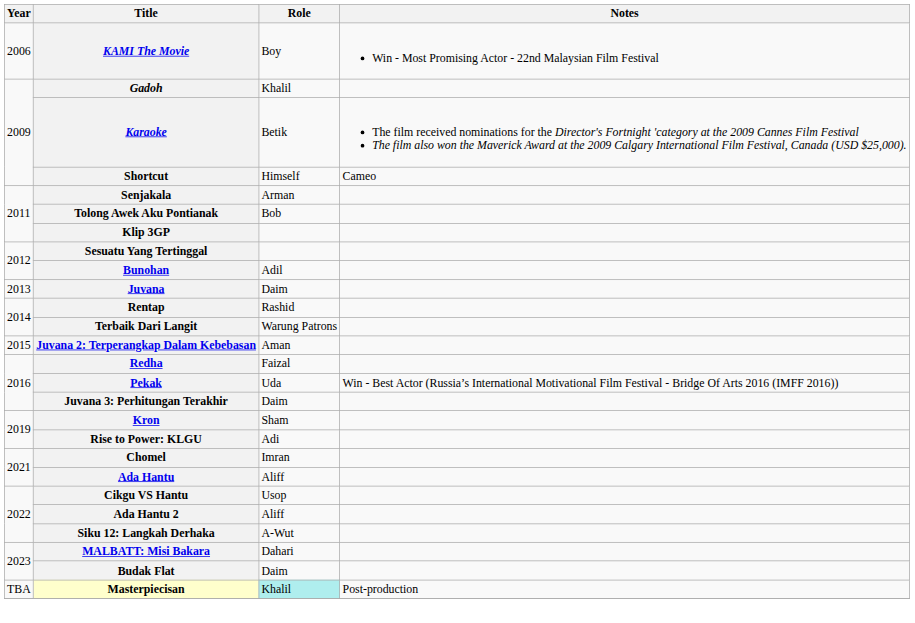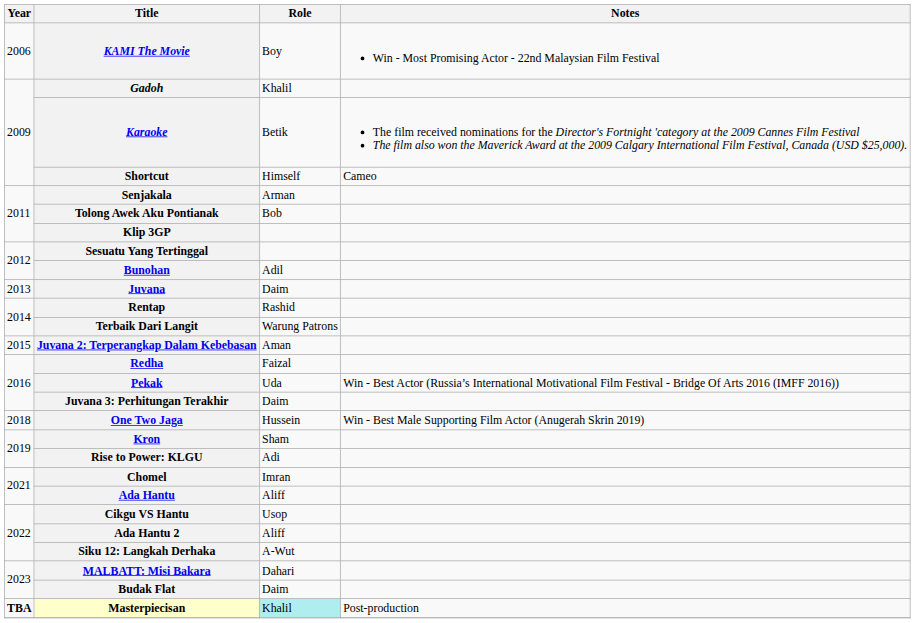+ row: (147, 420)
(19, 589) normal -> (19, 608) bold
